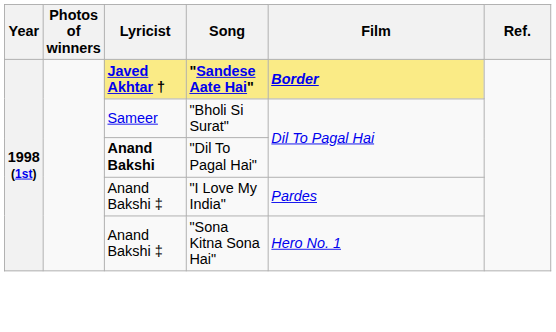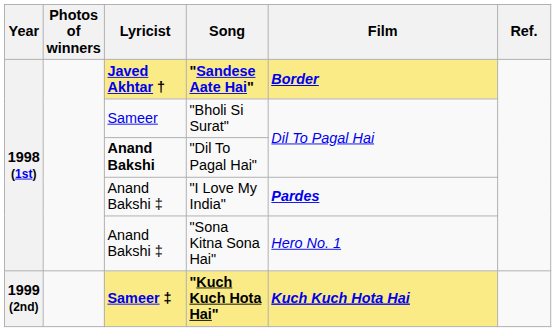(294, 196) normal -> (295, 196) bold
+ row: (225, 298)
